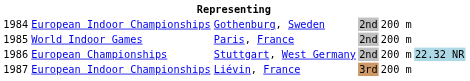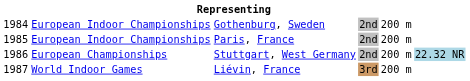(87, 39) World Indoor Games -> (121, 39) European Indoor Championships
(121, 69) European Indoor Championships -> (87, 69) World Indoor Games
